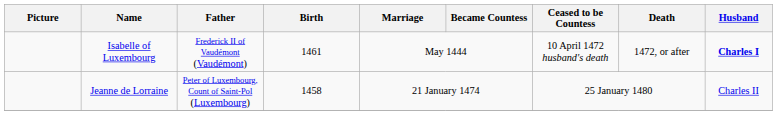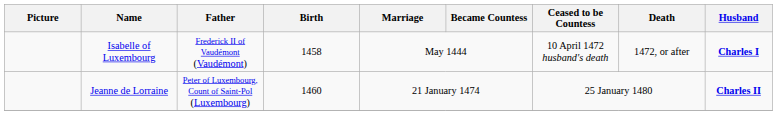(311, 51) 1461 -> (311, 51) 1458
(311, 91) 1458 -> (311, 91) 1460
(739, 91) normal -> (739, 91) bold
